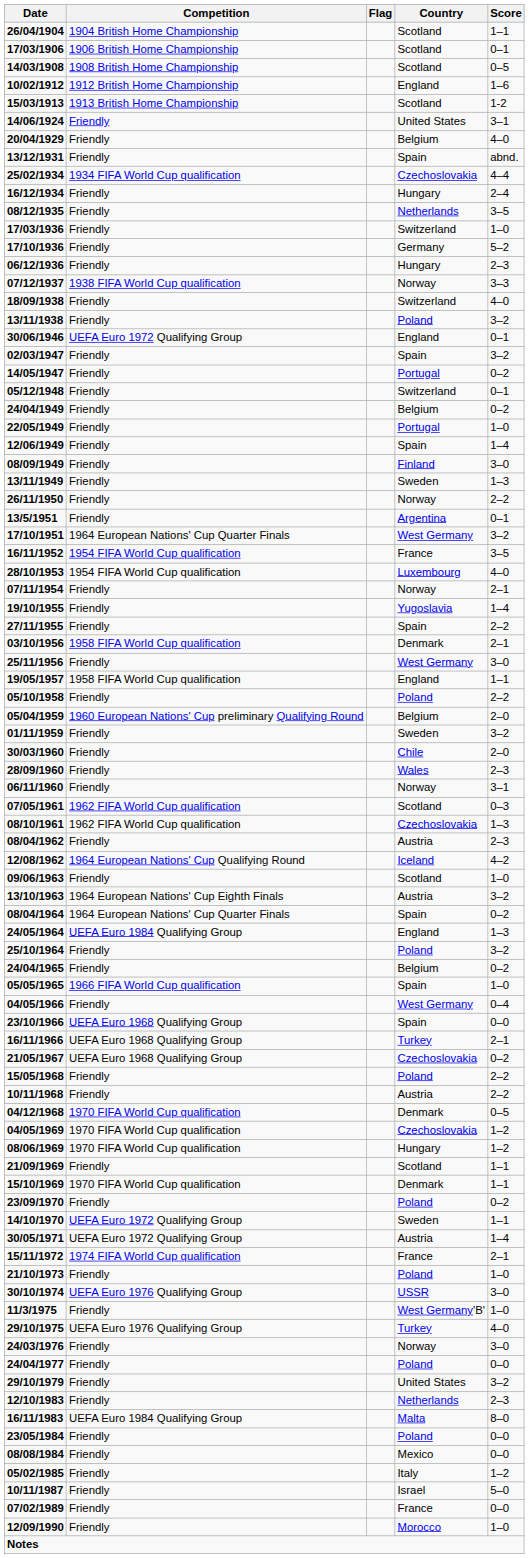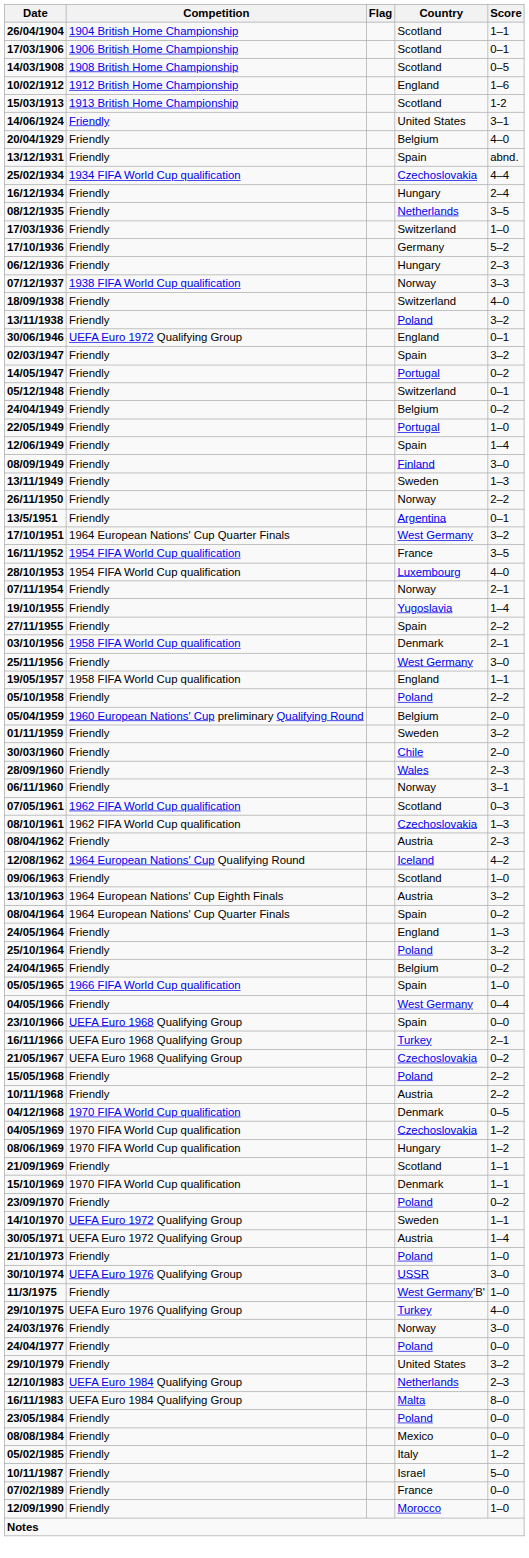(156, 932) UEFA Euro 1984 Qualifying Group -> (89, 932) Friendly
- row: (35, 1256)
(89, 1400) Friendly -> (156, 1382) UEFA Euro 1984 Qualifying Group
